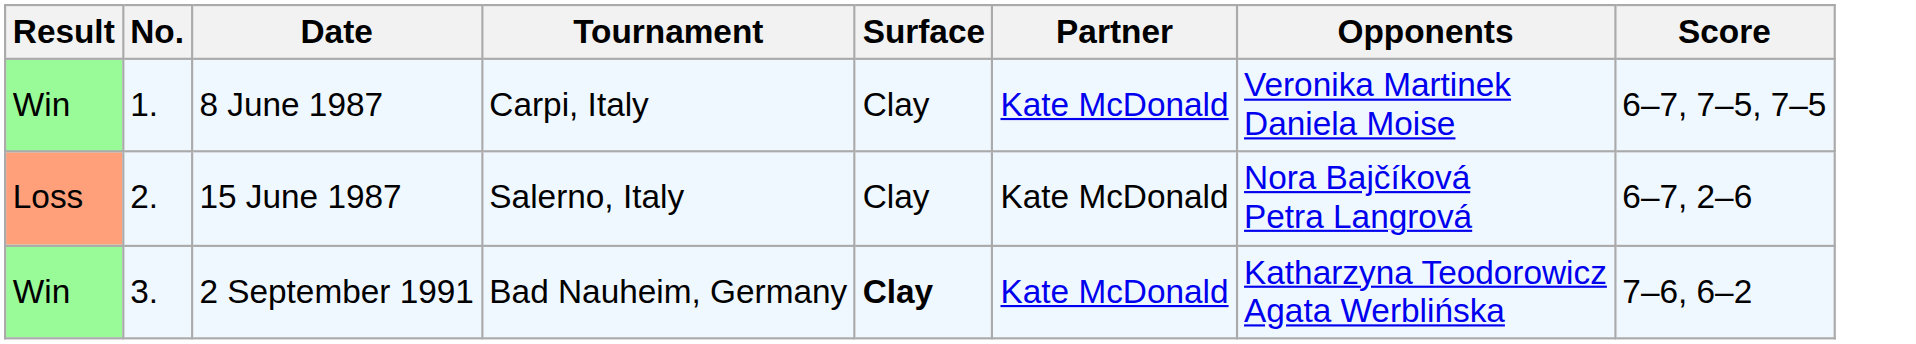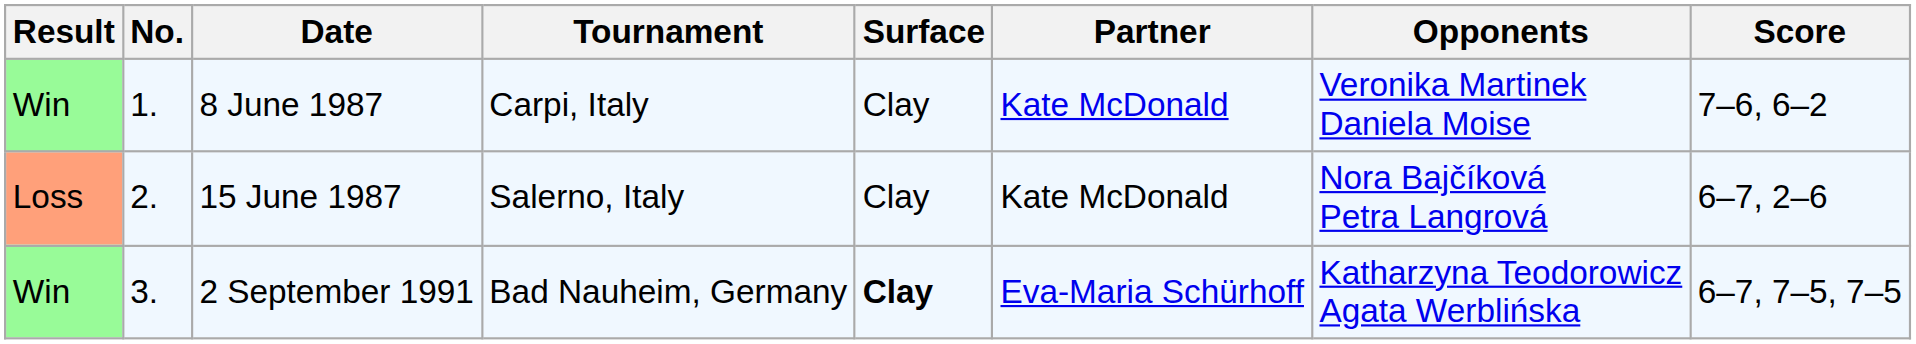(1724, 104) 6–7, 7–5, 7–5 -> (1763, 104) 7–6, 6–2
(1115, 290) Kate McDonald -> (1152, 290) Eva-Maria Schürhoff
(1687, 290) 7–6, 6–2 -> (1800, 290) 6–7, 7–5, 7–5
